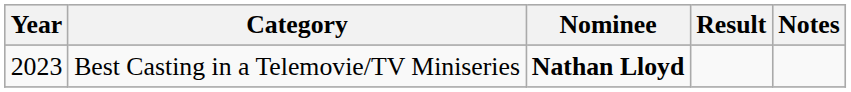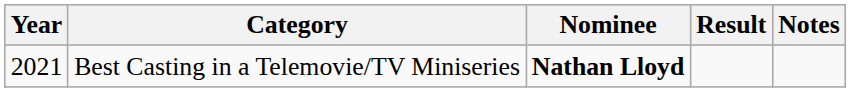(37, 65) 2023 -> (37, 65) 2021
